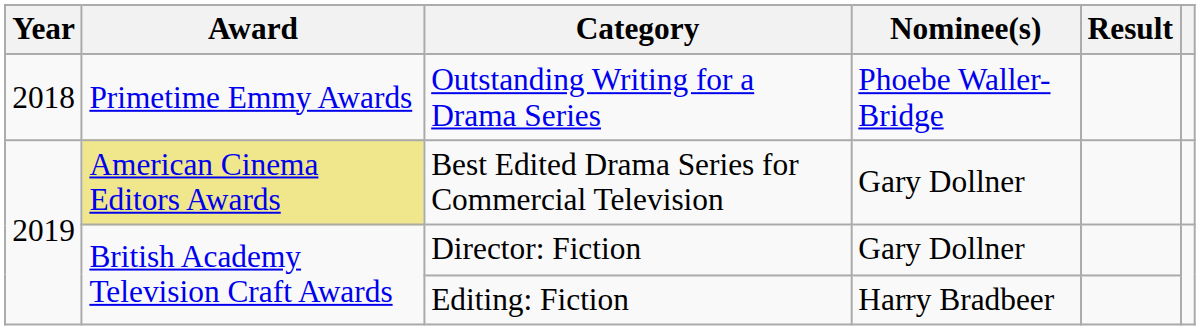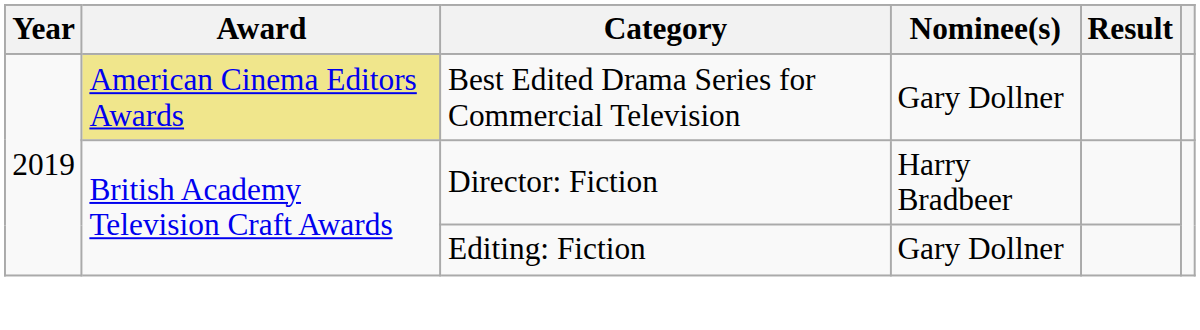- row: (593, 96)
(941, 249) Gary Dollner -> (955, 181) Harry Bradbeer
(956, 298) Harry Bradbeer -> (981, 249) Gary Dollner
